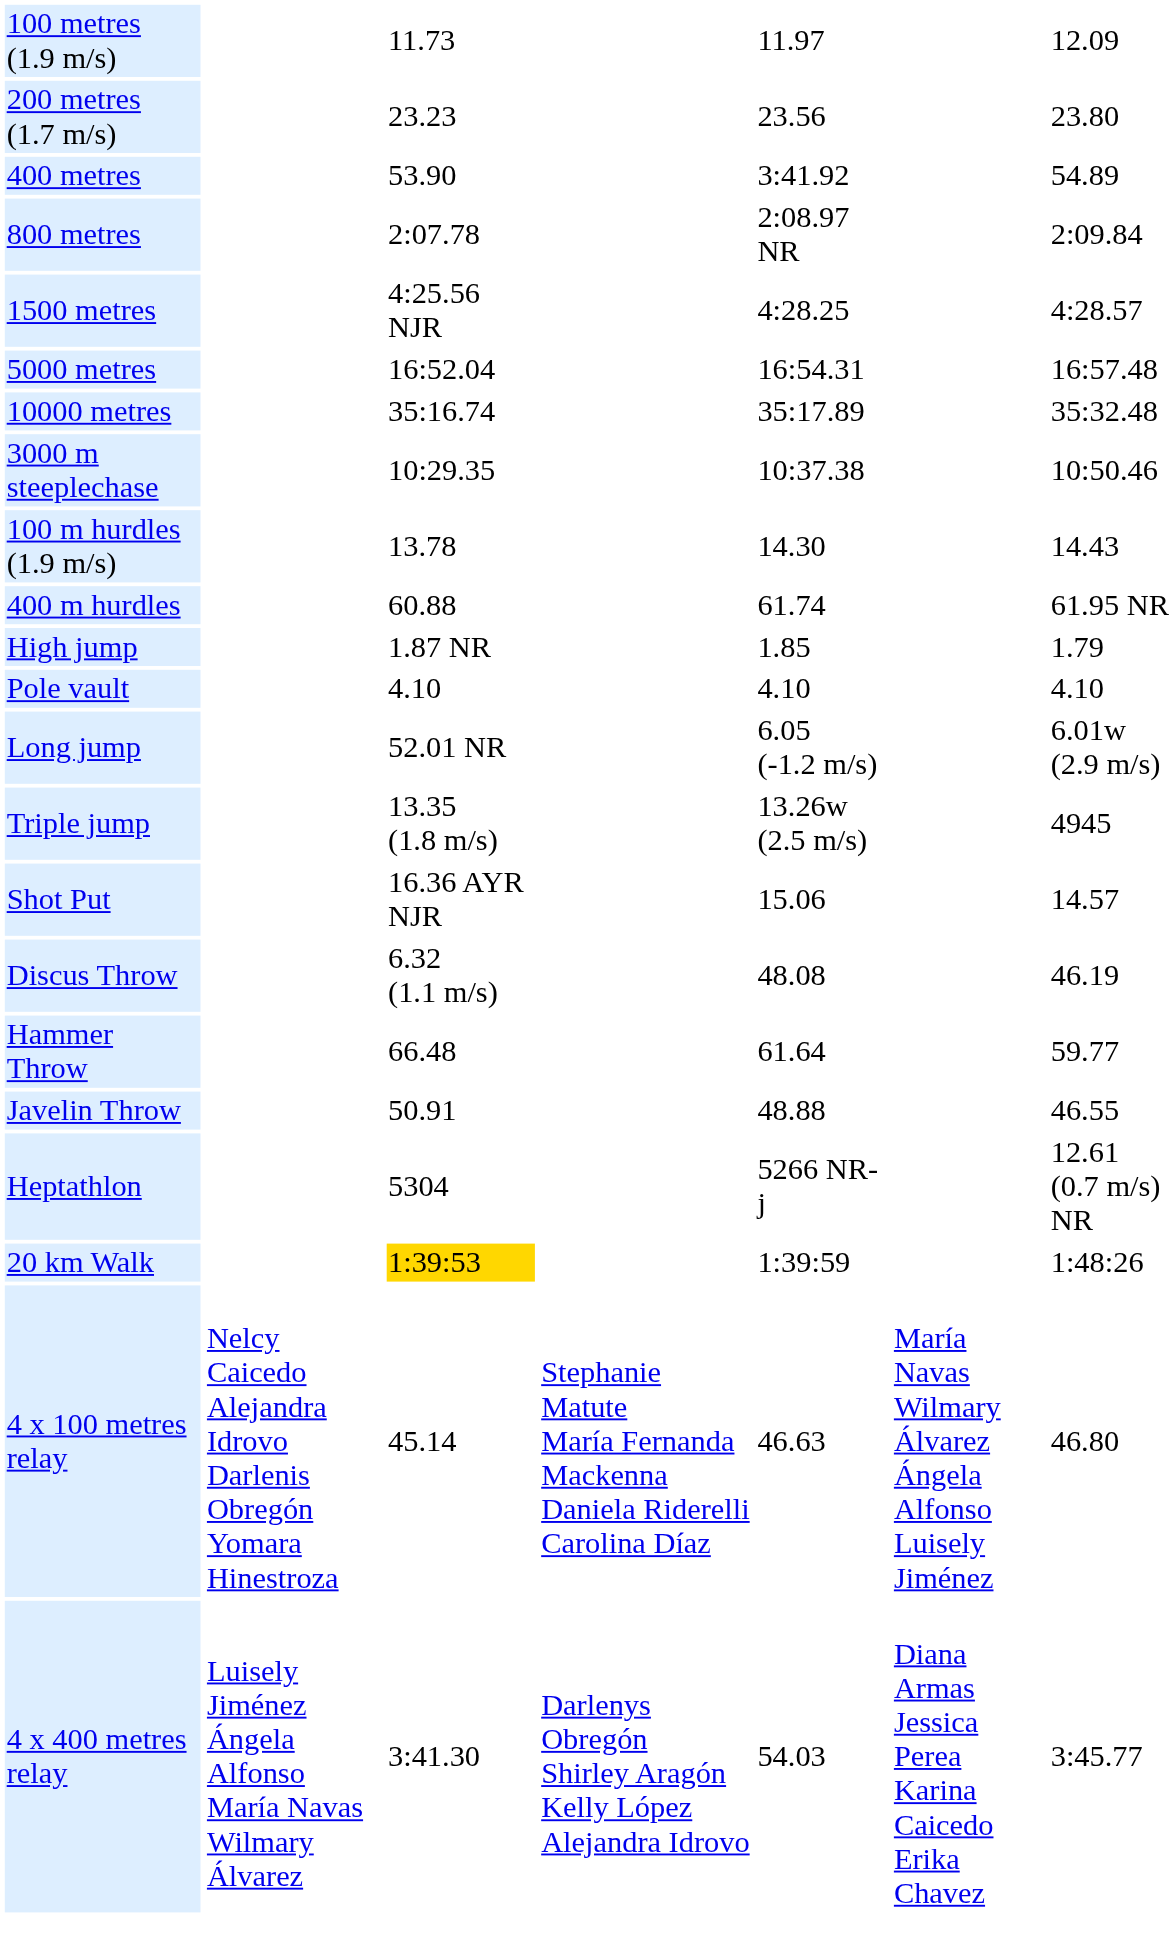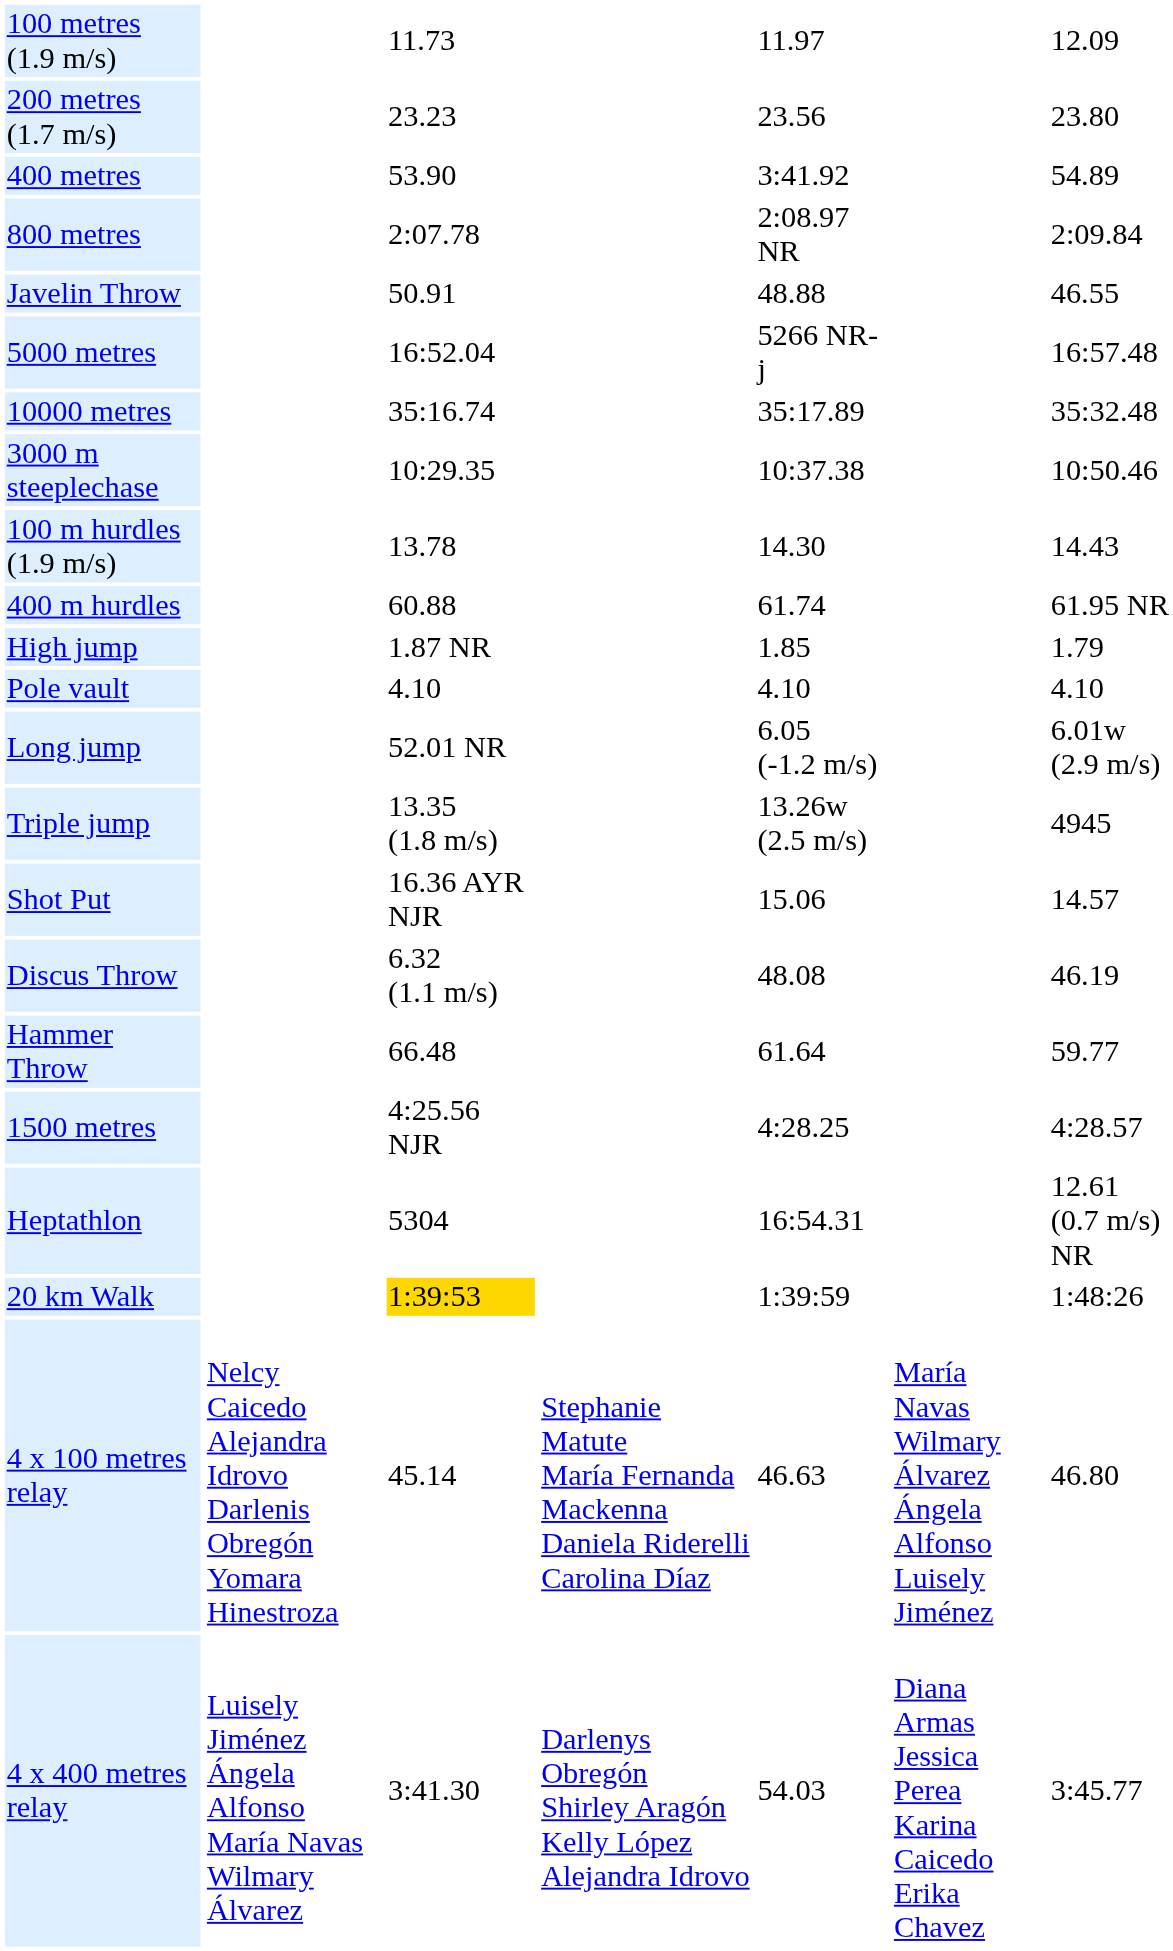rows swapped: (81, 310) <-> (94, 1110)
(811, 369) 16:54.31 -> (818, 352) 5266 NR-j
(818, 1186) 5266 NR-j -> (811, 1220) 16:54.31
